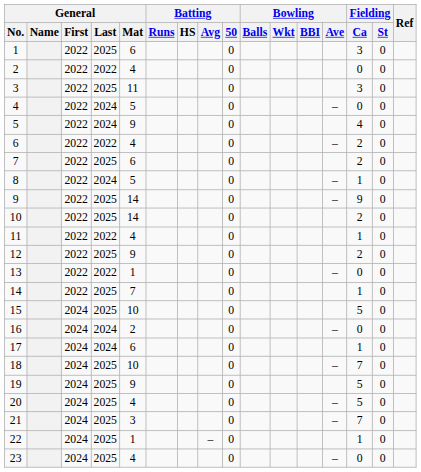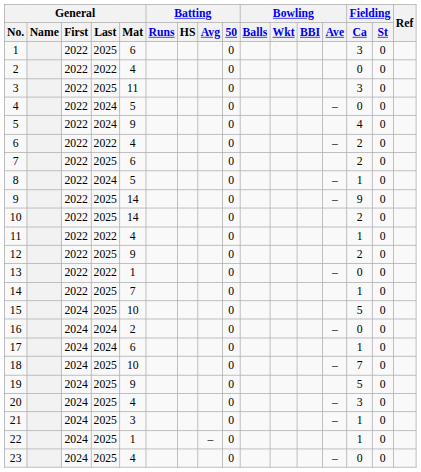(360, 402) 5 -> (360, 402) 3
(360, 421) 7 -> (360, 421) 1
